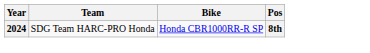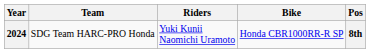+ column: (197, 12)
